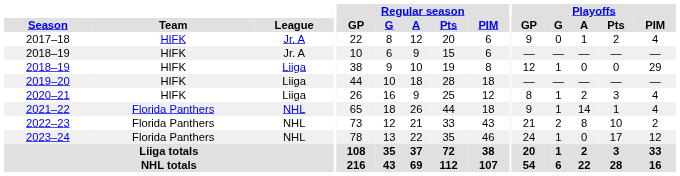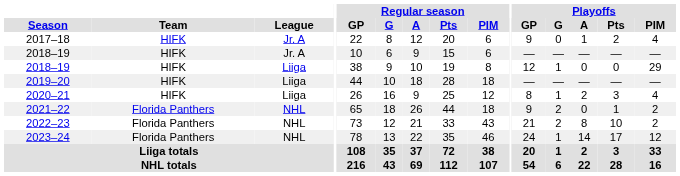(558, 109) 1 -> (558, 109) 2
(584, 109) 14 -> (584, 109) 0
(655, 109) 4 -> (655, 109) 2
(584, 137) 0 -> (584, 137) 14
